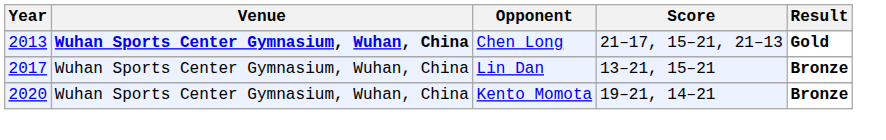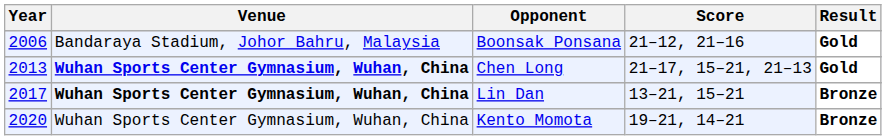+ row: (549, 44)
(262, 70) normal -> (262, 96) bold
